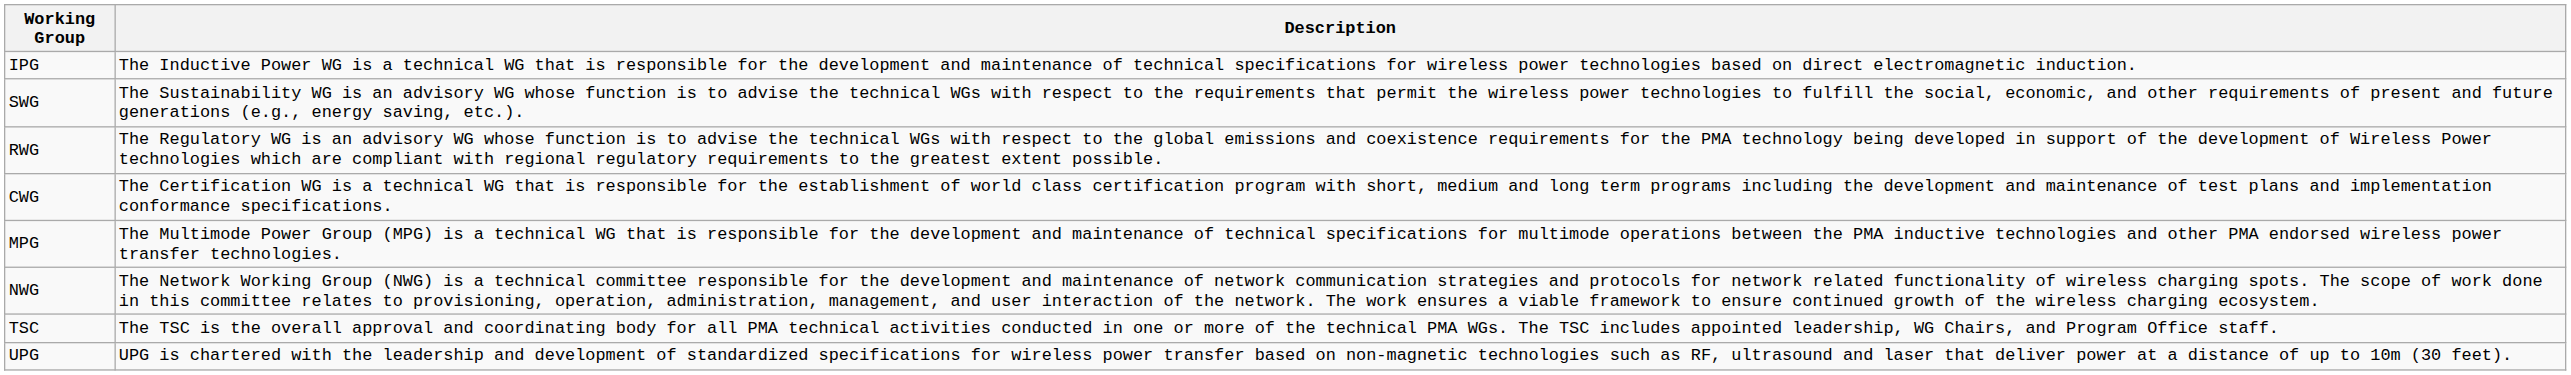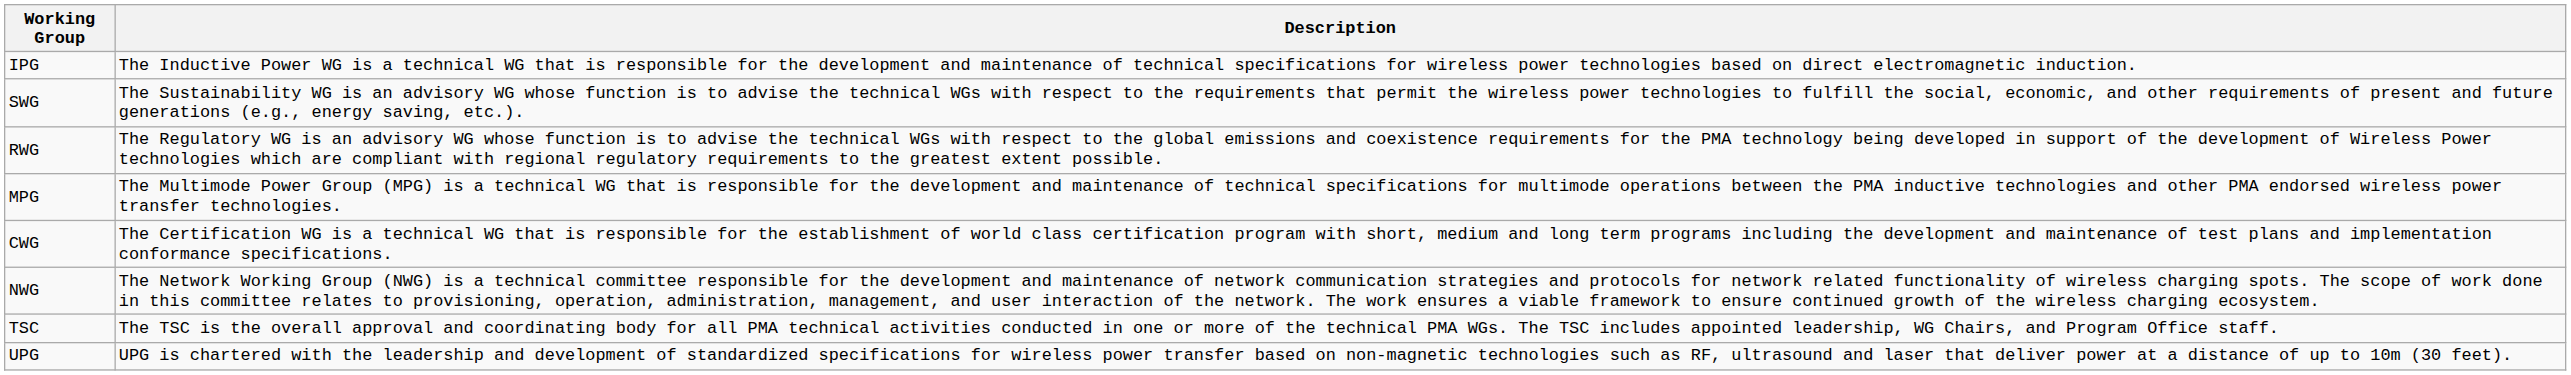rows swapped: (24, 197) <-> (24, 244)
